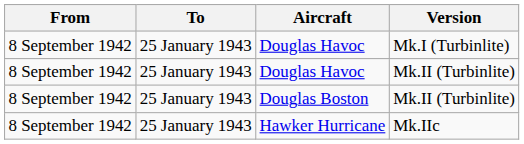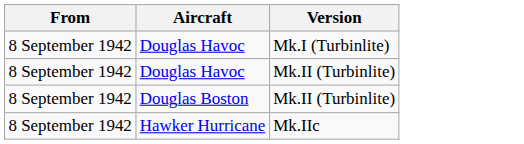- column: (196, 17)
